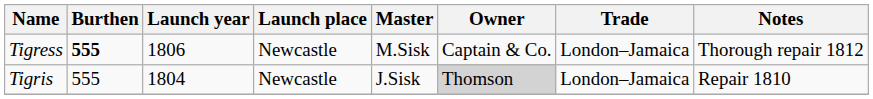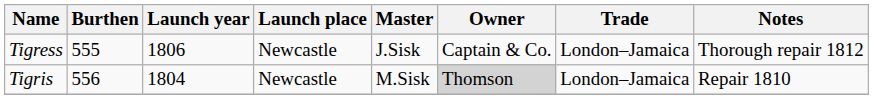(86, 49) bold -> (86, 49) normal
(403, 49) M.Sisk -> (398, 49) J.Sisk
(86, 79) 555 -> (86, 79) 556
(398, 79) J.Sisk -> (403, 79) M.Sisk
